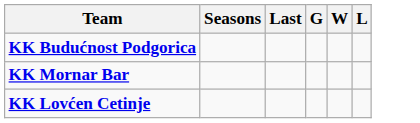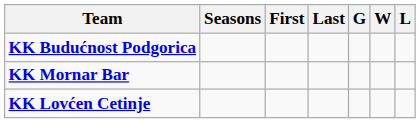+ column: (287, 19)
